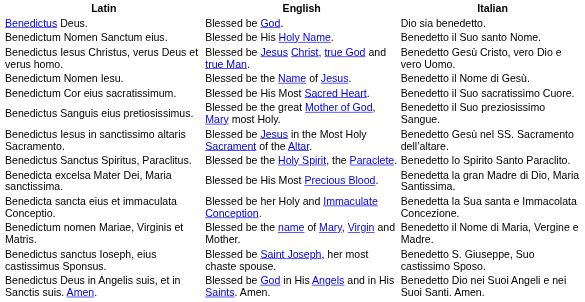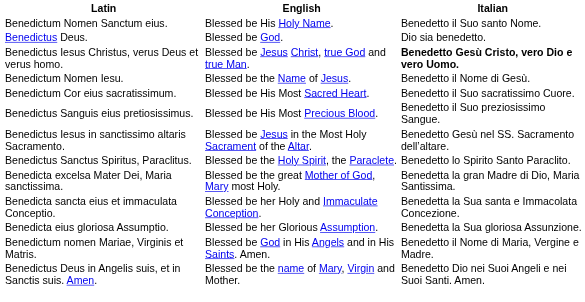rows swapped: (46, 23) <-> (86, 38)
(481, 58) normal -> (487, 58) bold
(290, 114) Blessed be the great Mother of God, Mary most Holy. -> (292, 114) Blessed be His Most Precious Blood.
(292, 181) Blessed be His Most Precious Blood. -> (290, 181) Blessed be the great Mother of God, Mary most Holy.
+ row: (87, 228)
(300, 234) Blessed be the name of Mary, Virgin and Mother. -> (300, 248) Blessed be God in His Angels and in His Saints. Amen.
- row: (81, 260)
(300, 286) Blessed be God in His Angels and in His Saints. Amen. -> (300, 275) Blessed be the name of Mary, Virgin and Mother.
